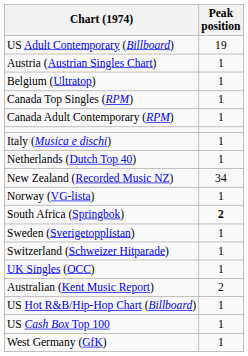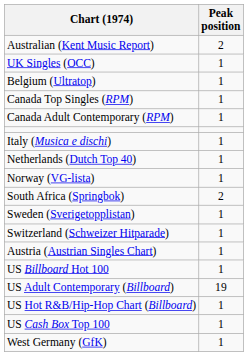rows swapped: (80, 287) <-> (90, 44)
rows swapped: (82, 63) <-> (51, 269)
- row: (90, 178)
(221, 214) bold -> (221, 196) normal
+ row: (58, 269)
